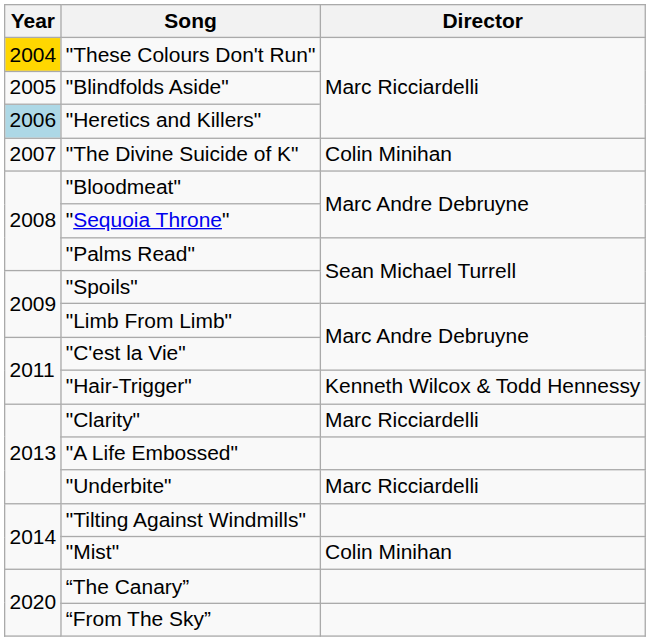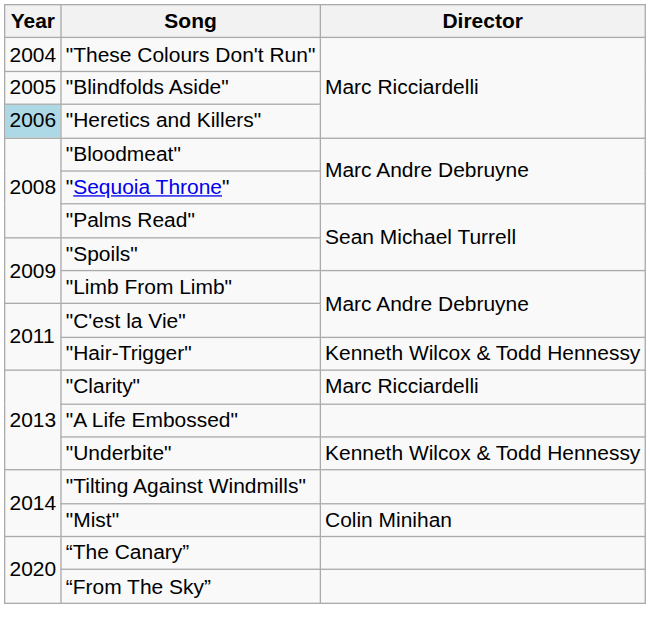(33, 54) gold background -> (33, 54) no background
- row: (182, 154)
(402, 486) Marc Ricciardelli -> (483, 453) Kenneth Wilcox & Todd Hennessy
